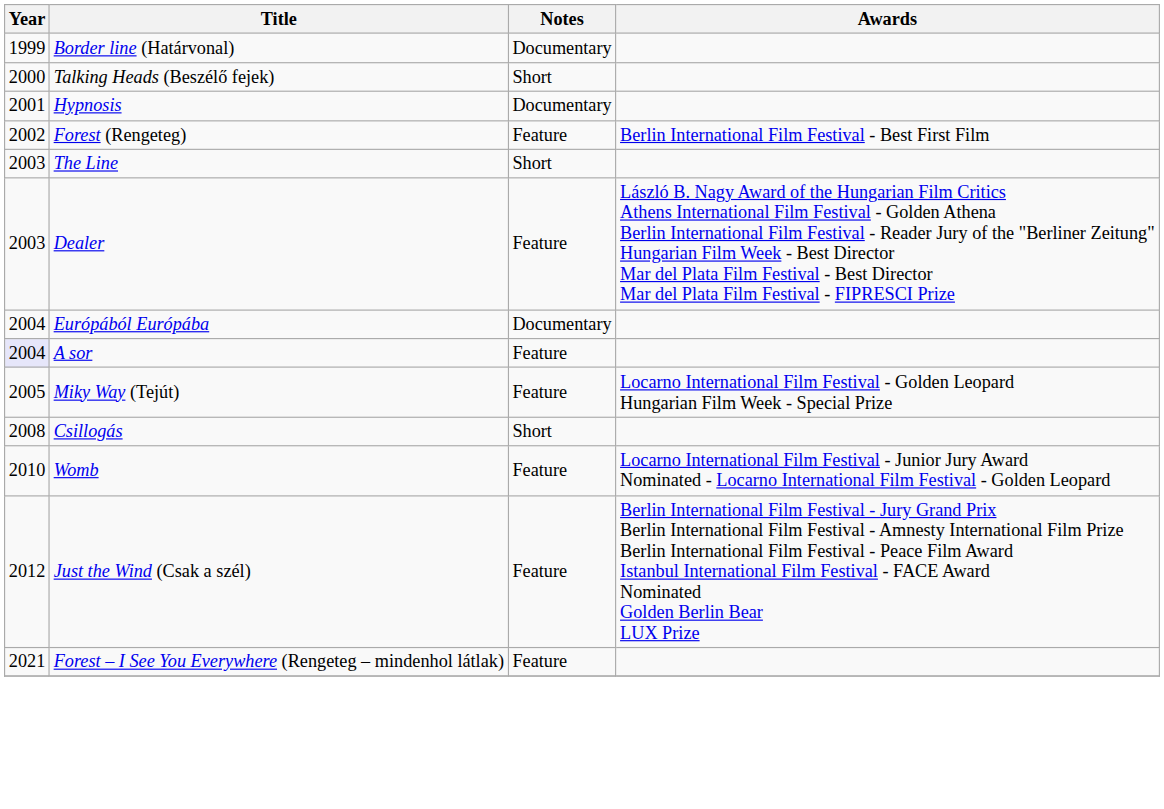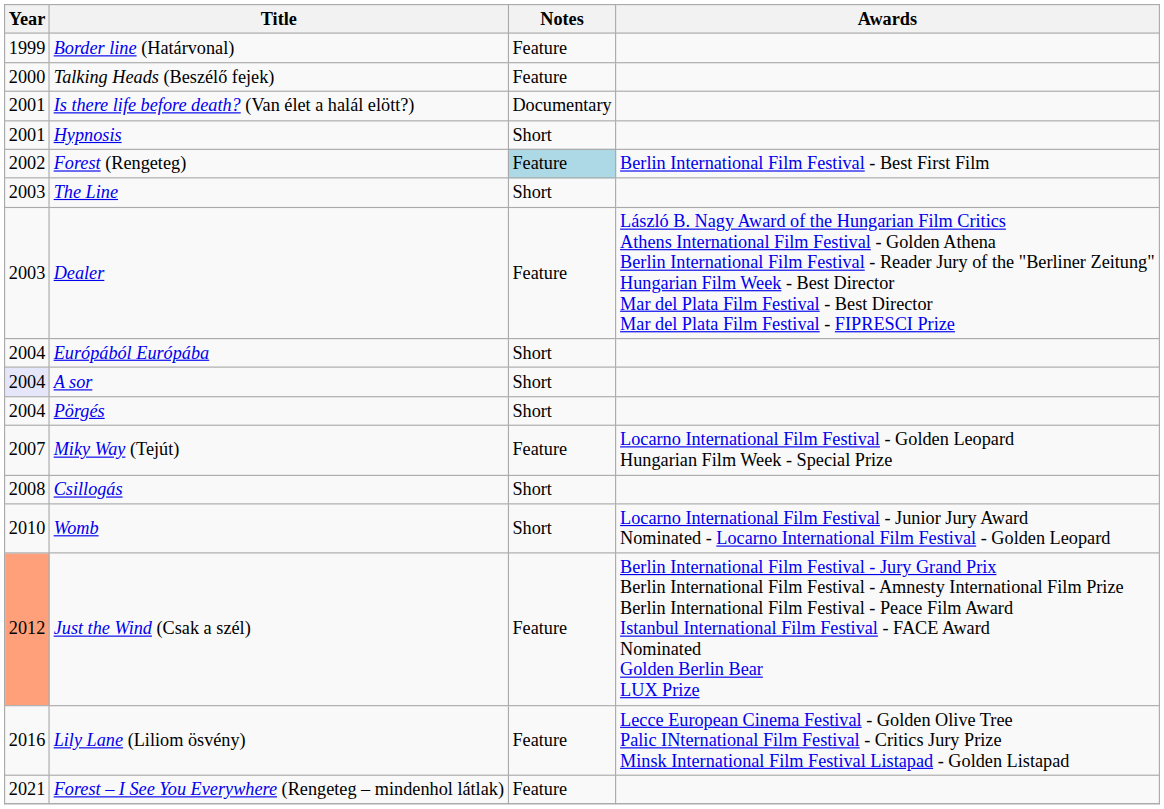(562, 47) Documentary -> (540, 47) Feature
(532, 76) Short -> (540, 76) Feature
+ row: (234, 105)
(562, 105) Documentary -> (532, 134) Short
(540, 134) no background -> (540, 163) lightblue background
(562, 324) Documentary -> (532, 352) Short
(540, 352) Feature -> (532, 381) Short
+ row: (79, 410)
(27, 392) 2005 -> (27, 450) 2007
(540, 470) Feature -> (532, 528) Short
(27, 571) no background -> (27, 629) lightsalmon background
+ row: (150, 740)
